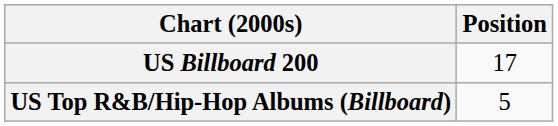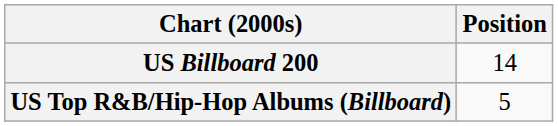(505, 62) 17 -> (505, 62) 14
